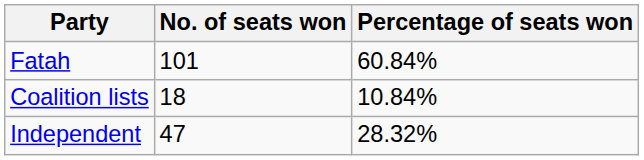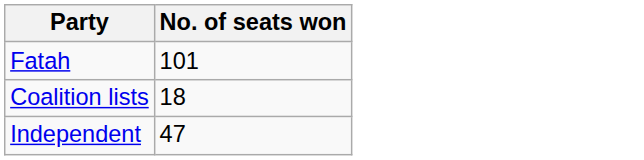- column: (495, 23)
